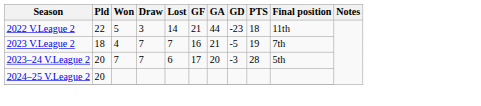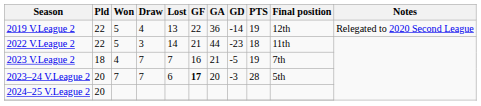+ row: (41, 28)
(196, 60) normal -> (196, 76) bold
